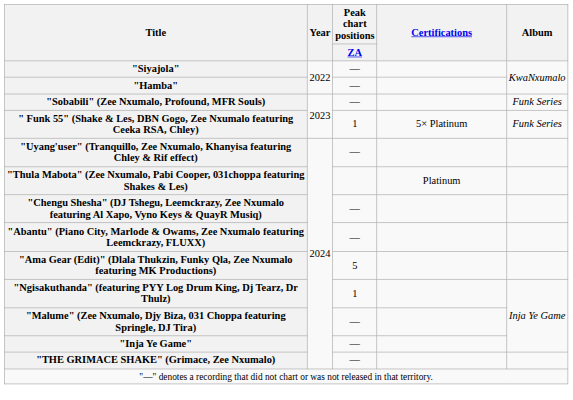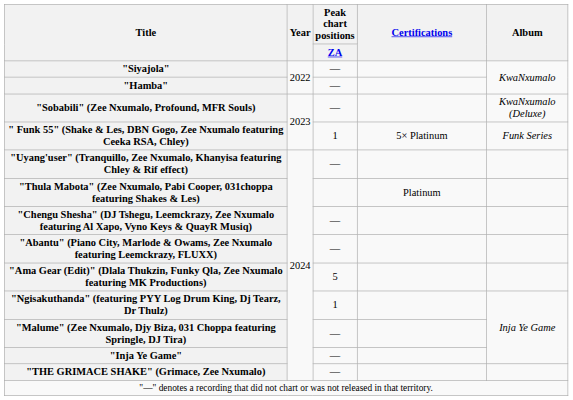(537, 102) Funk Series -> (527, 107) KwaNxumalo (Deluxe)
